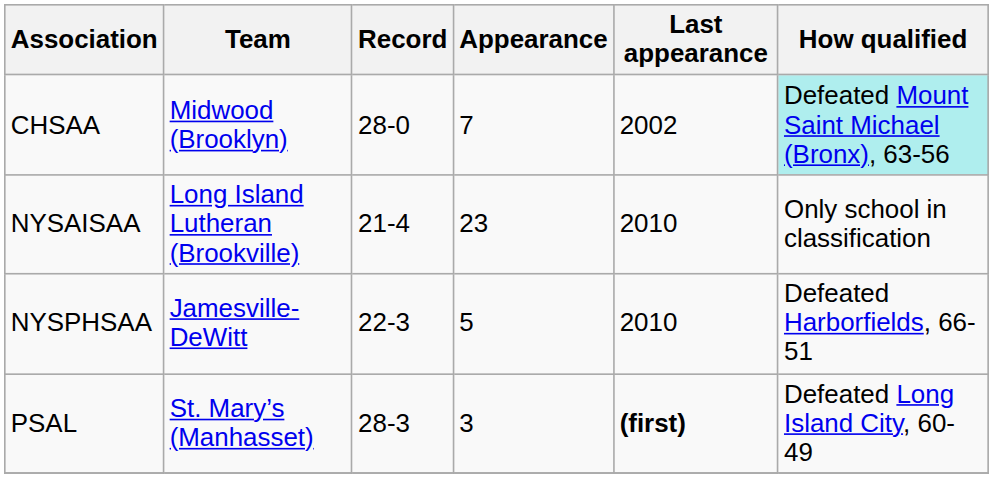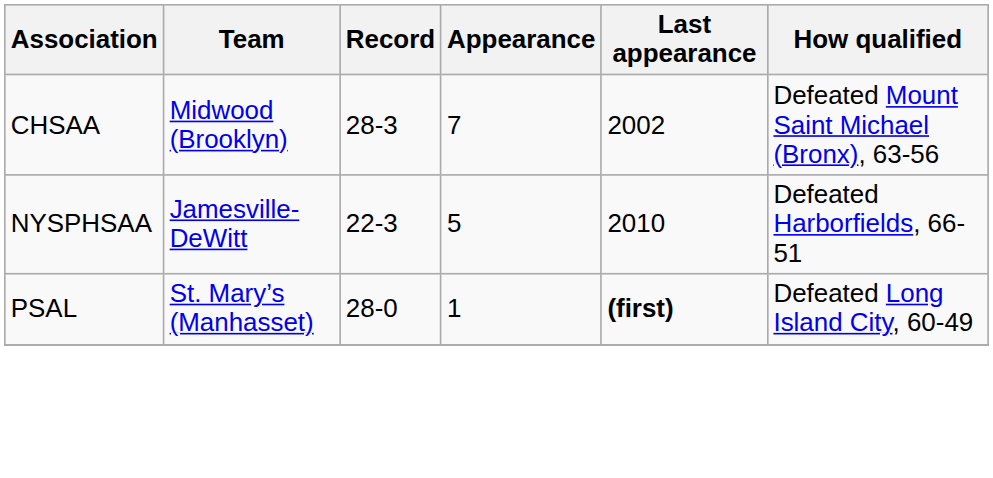(384, 124) 28-0 -> (372, 124) 28-3
(876, 124) paleturquoise background -> (866, 124) no background
- row: (76, 223)
(384, 422) 28-3 -> (372, 308) 28-0
(467, 422) 3 -> (454, 308) 1
